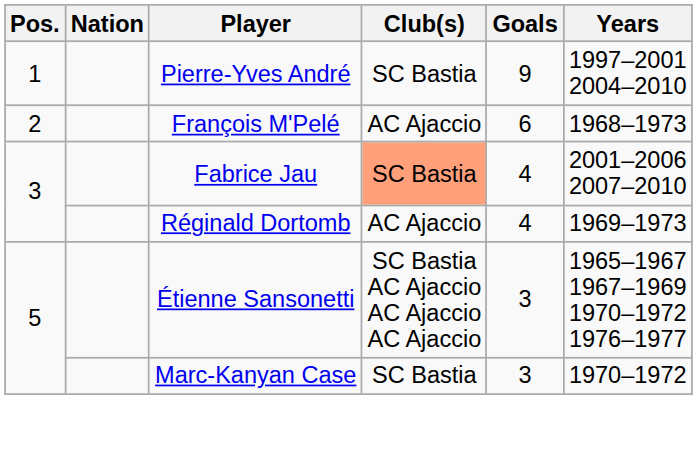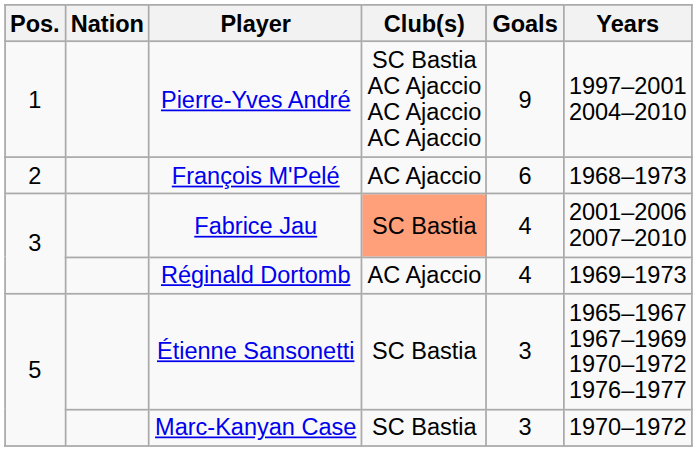(424, 73) SC Bastia -> (424, 99) SC Bastia AC Ajaccio AC Ajaccio AC Ajaccio
(424, 299) SC Bastia AC Ajaccio AC Ajaccio AC Ajaccio -> (424, 351) SC Bastia
